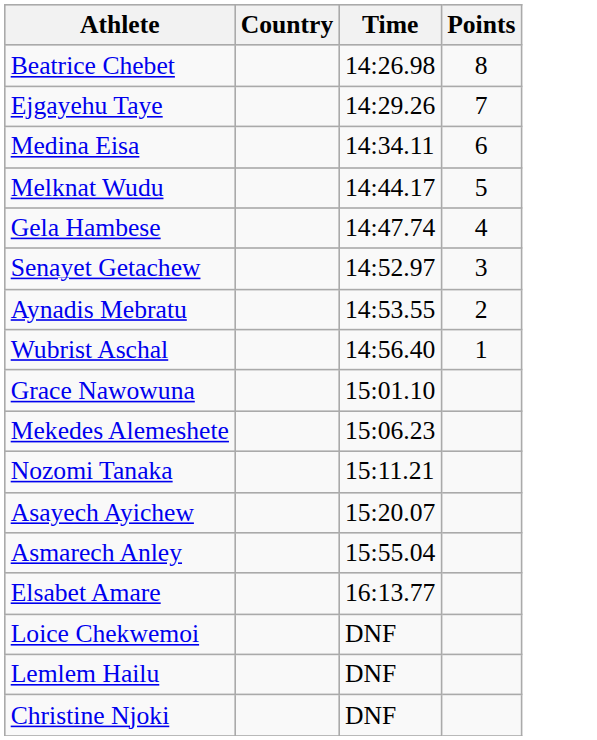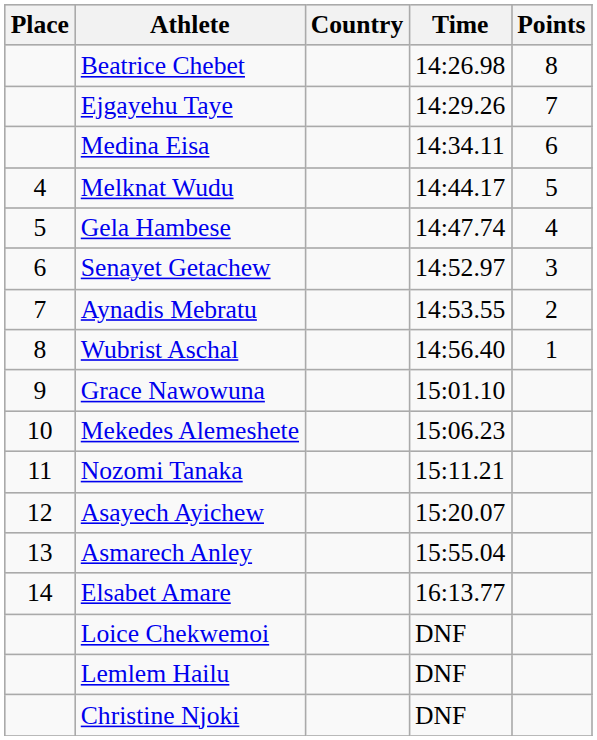+ column: (40, 24)
